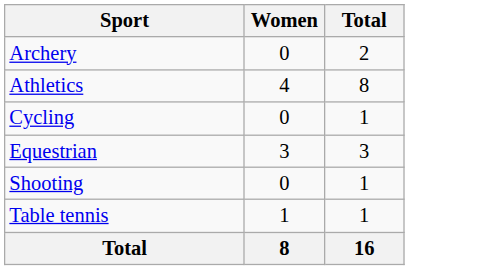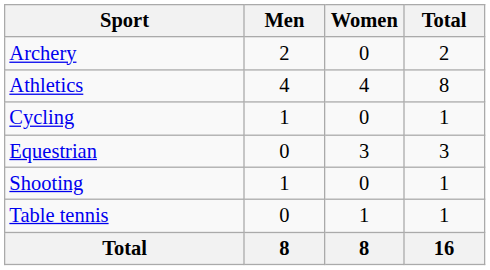+ column: (284, 20)
